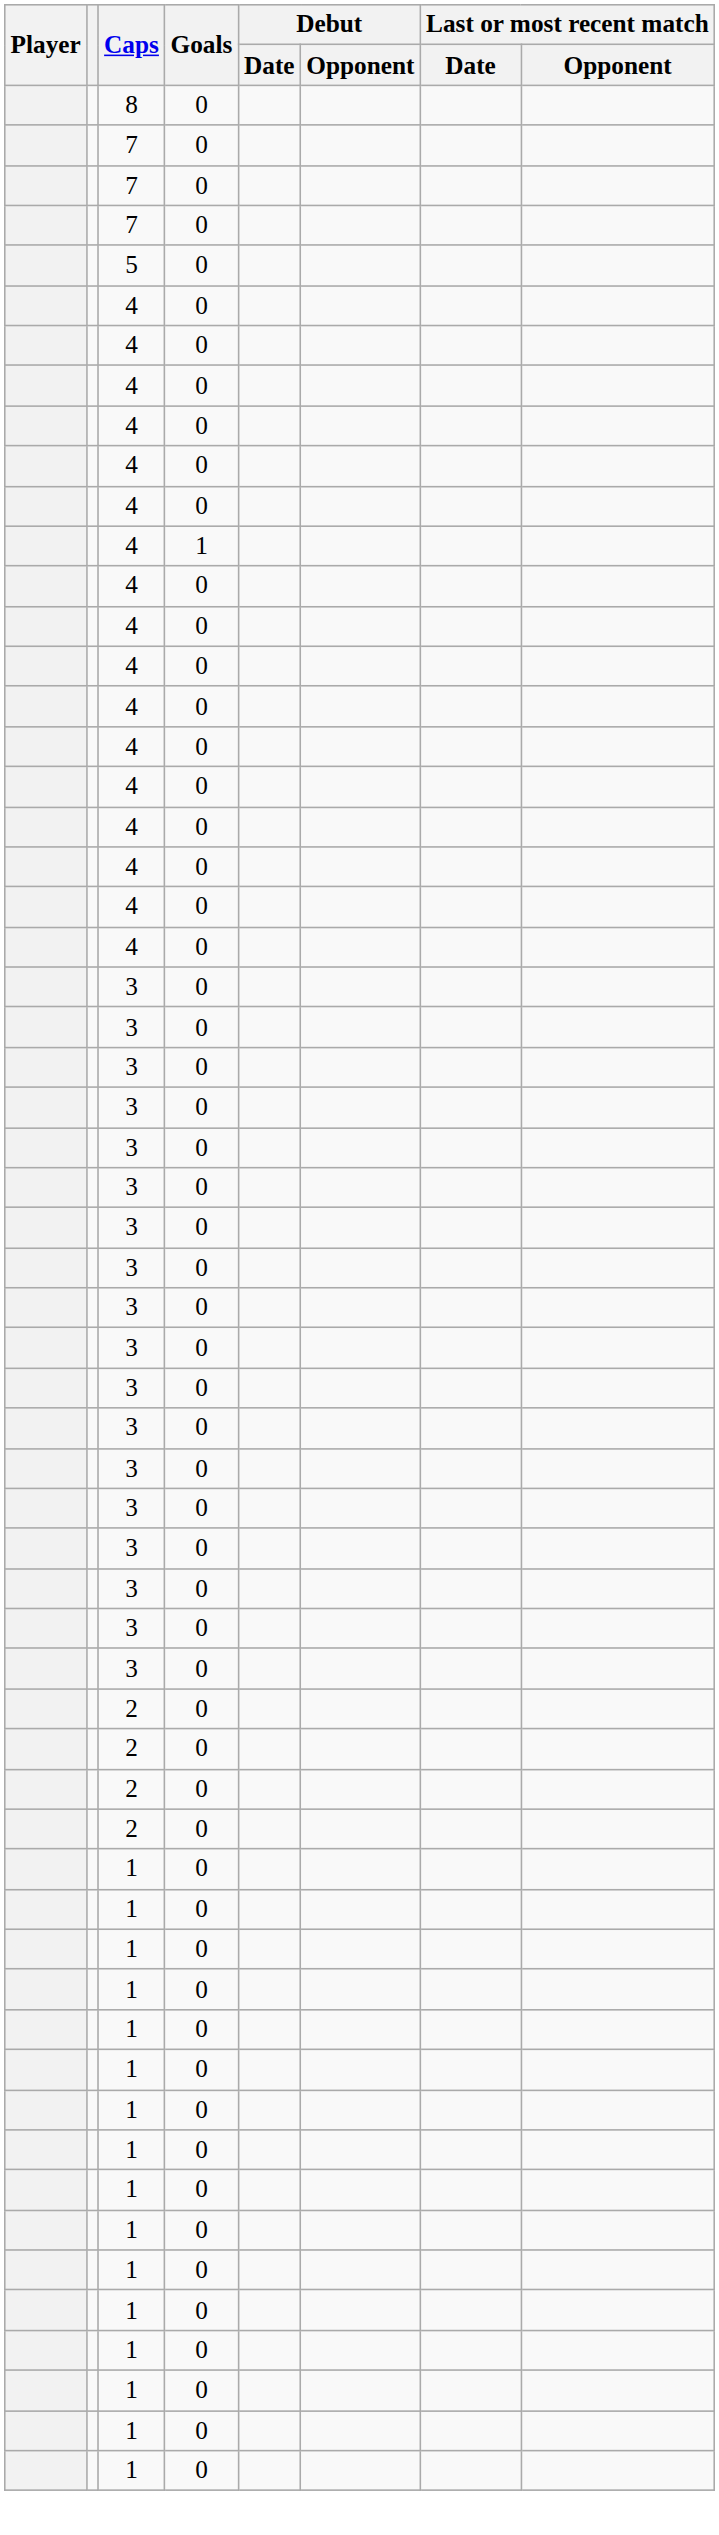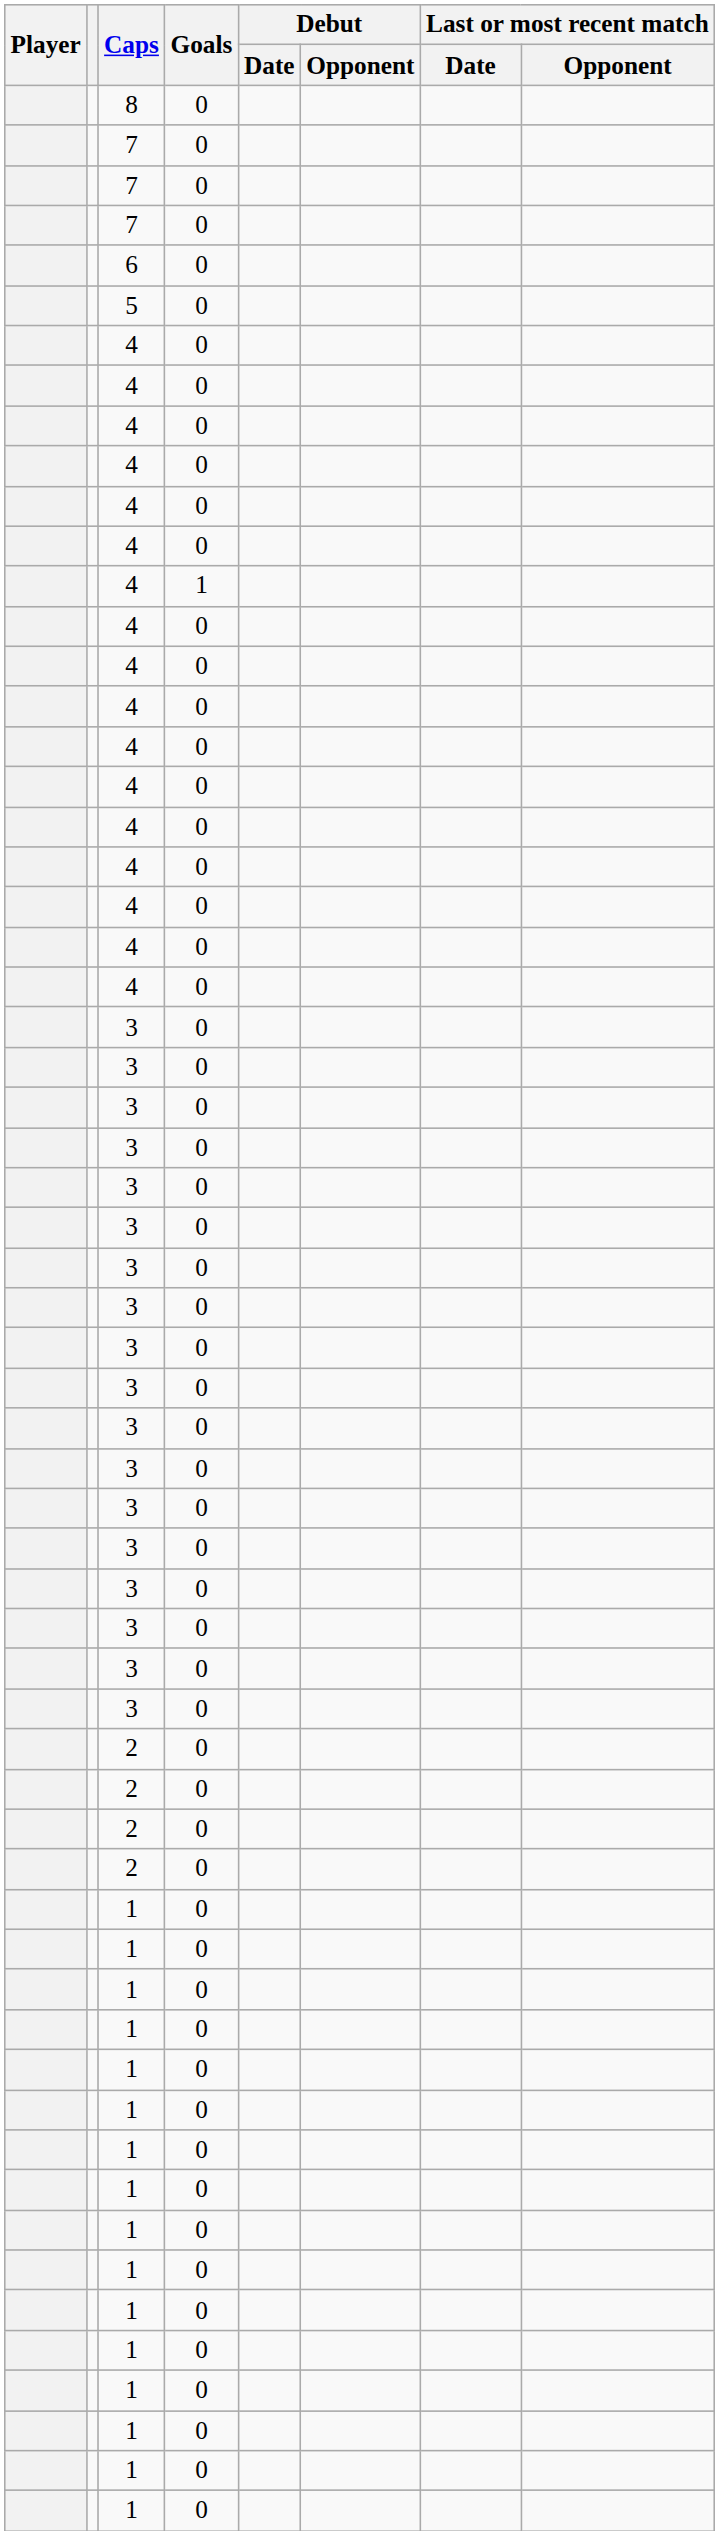+ row: (132, 265)
